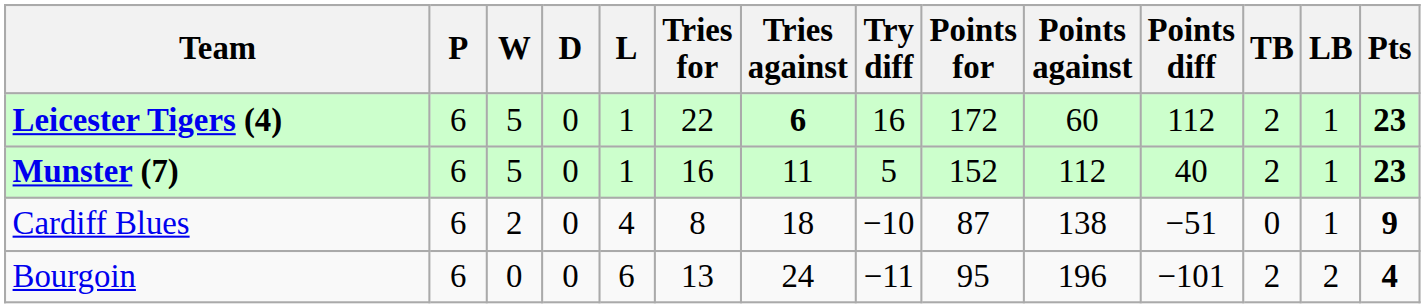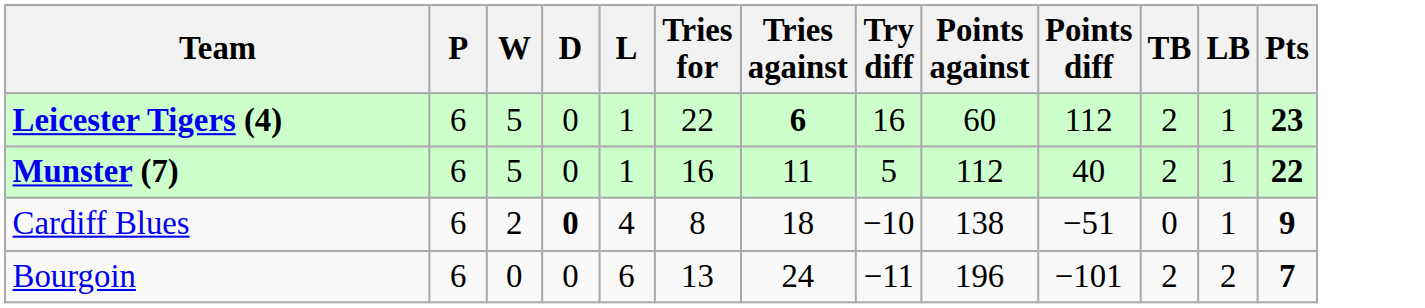- column: (973, 48)
(1390, 171) 23 -> (1287, 171) 22
(570, 223) normal -> (570, 223) bold
(1390, 275) 4 -> (1287, 275) 7
